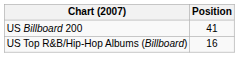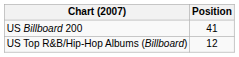(212, 44) 16 -> (212, 44) 12
